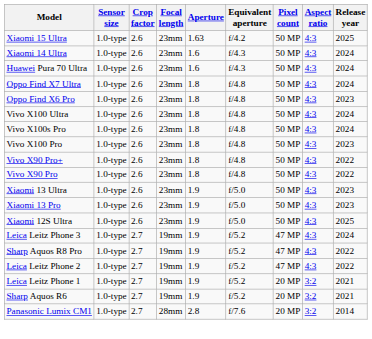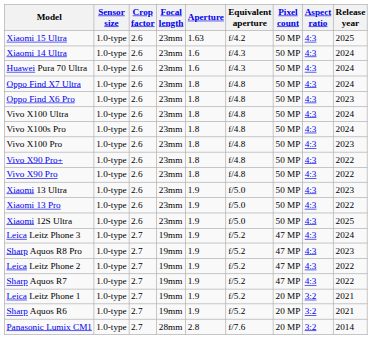(345, 205) 2023 -> (345, 205) 2022
(345, 251) 2022 -> (345, 251) 2023
+ row: (37, 281)
